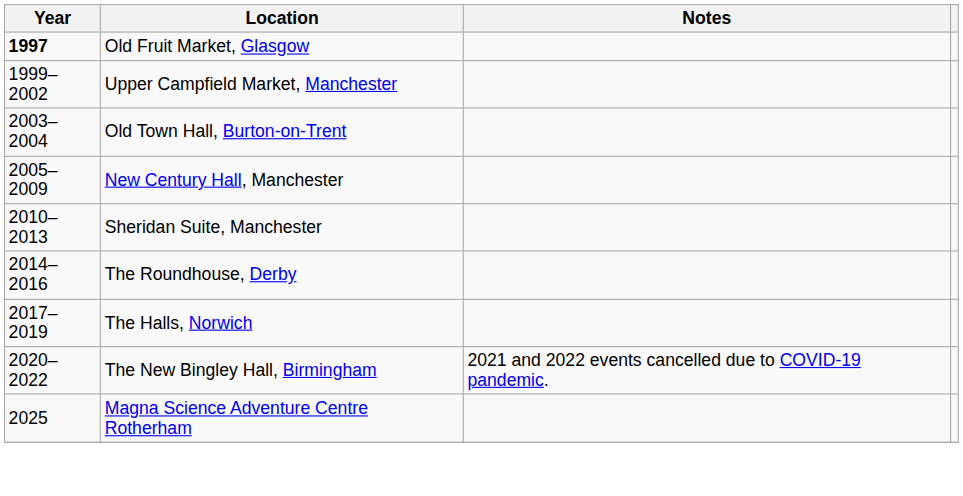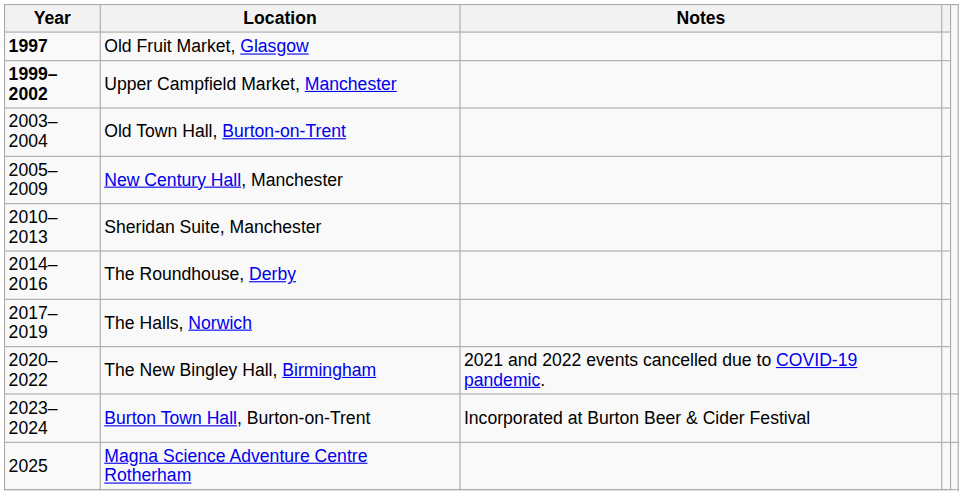(33, 84) normal -> (33, 84) bold
+ row: (237, 418)
